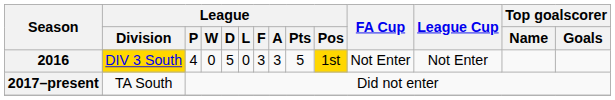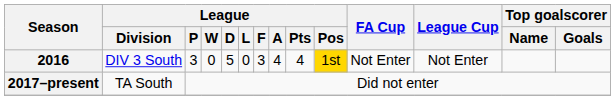(144, 60) gold background -> (144, 60) no background
(193, 60) 4 -> (193, 60) 3
(277, 60) 3 -> (277, 60) 4
(300, 60) 5 -> (300, 60) 4
